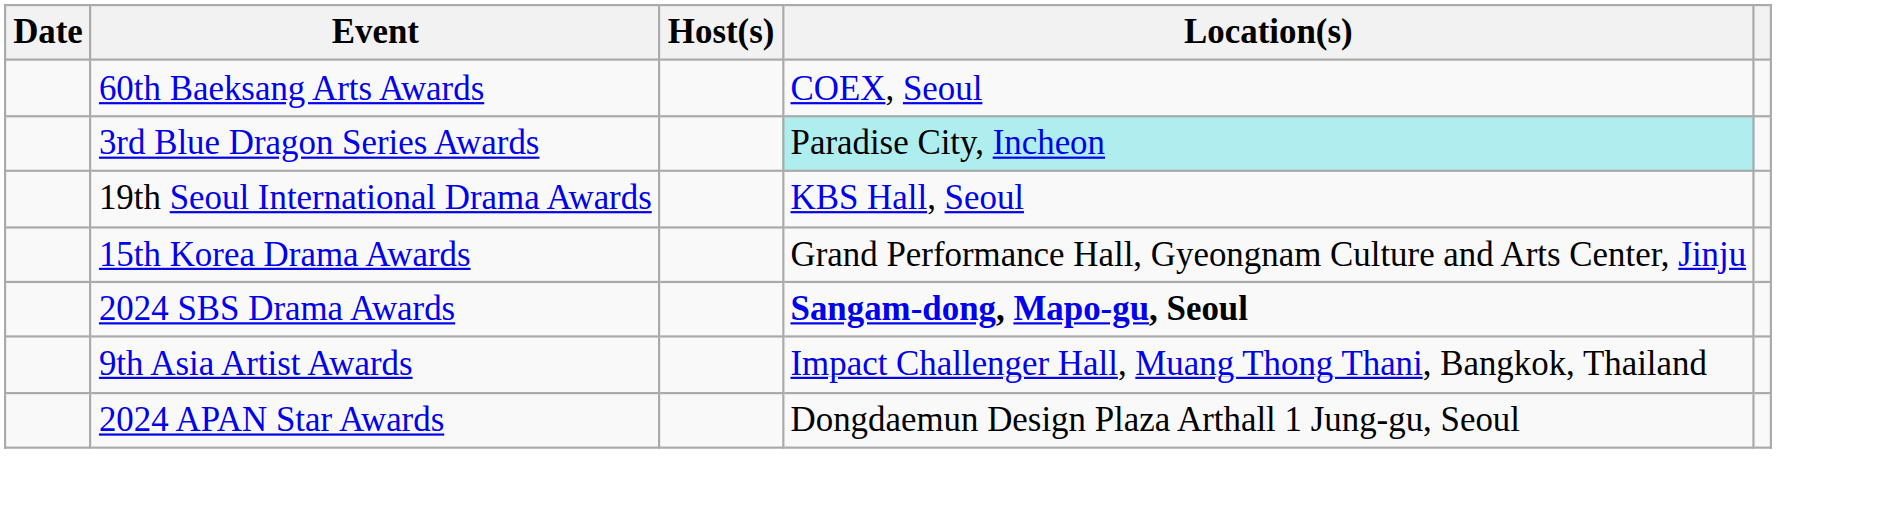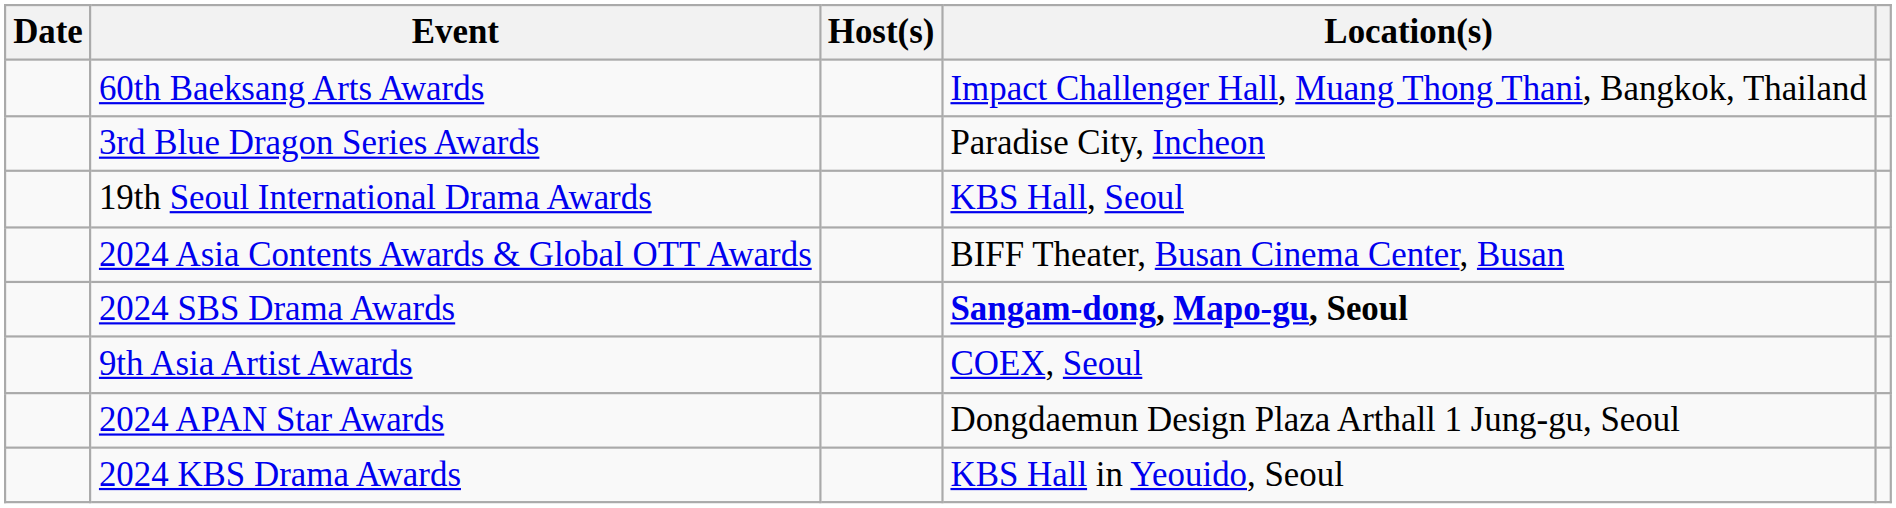(886, 87) COEX, Seoul -> (1409, 87) Impact Challenger Hall, Muang Thong Thani, Bangkok, Thailand
(948, 142) paleturquoise background -> (1108, 142) no background
+ row: (455, 253)
- row: (285, 253)
(1249, 364) Impact Challenger Hall, Muang Thong Thani, Bangkok, Thailand -> (1046, 364) COEX, Seoul
+ row: (280, 474)
